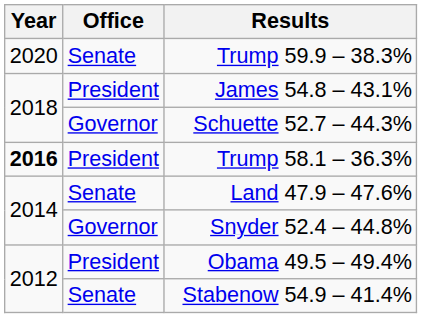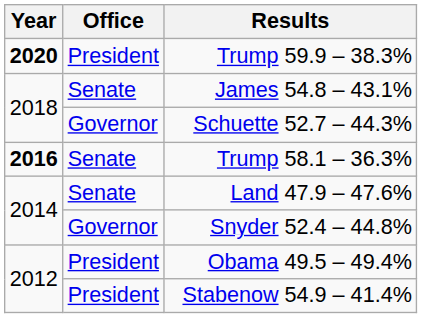(34, 55) normal -> (34, 55) bold
(102, 55) Senate -> (113, 55) President
(113, 90) President -> (102, 90) Senate
(113, 158) President -> (102, 158) Senate
(102, 295) Senate -> (113, 295) President
